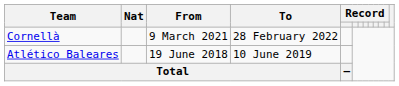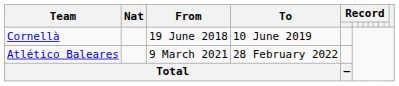(188, 36) 9 March 2021 -> (188, 36) 19 June 2018
(286, 36) 28 February 2022 -> (272, 36) 10 June 2019
(188, 54) 19 June 2018 -> (188, 54) 9 March 2021
(272, 54) 10 June 2019 -> (286, 54) 28 February 2022
